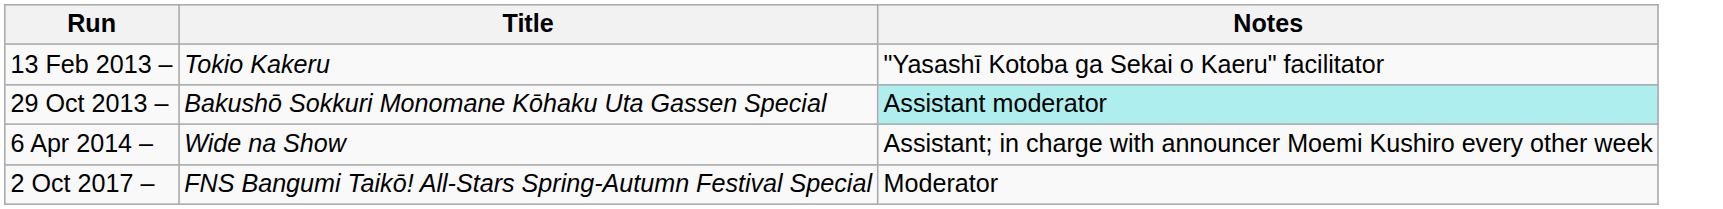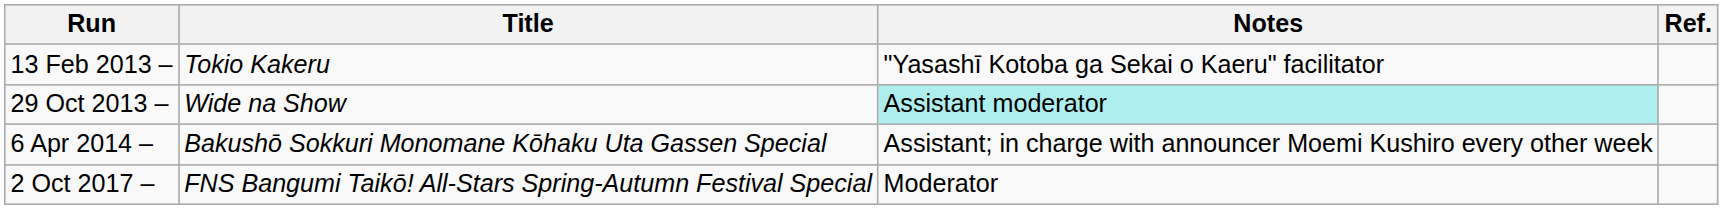+ column: (1688, 24)
(505, 104) Bakushō Sokkuri Monomane Kōhaku Uta Gassen Special -> (265, 104) Wide na Show
(265, 143) Wide na Show -> (505, 143) Bakushō Sokkuri Monomane Kōhaku Uta Gassen Special
